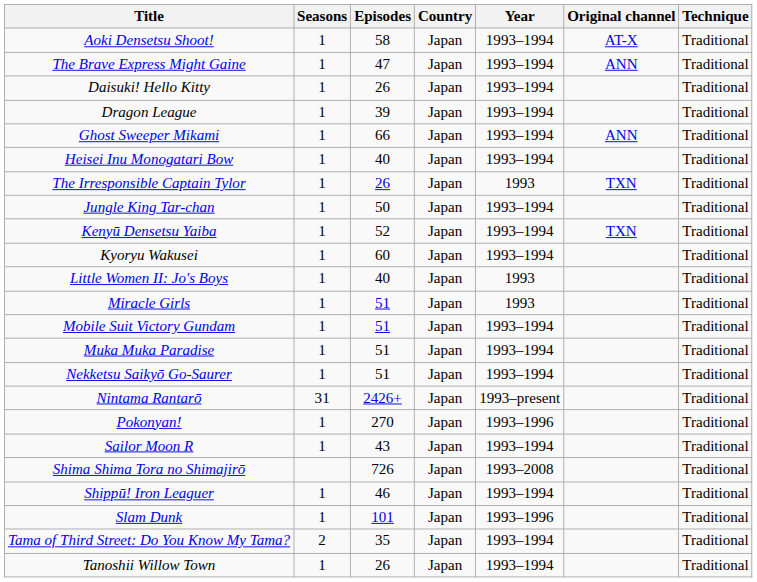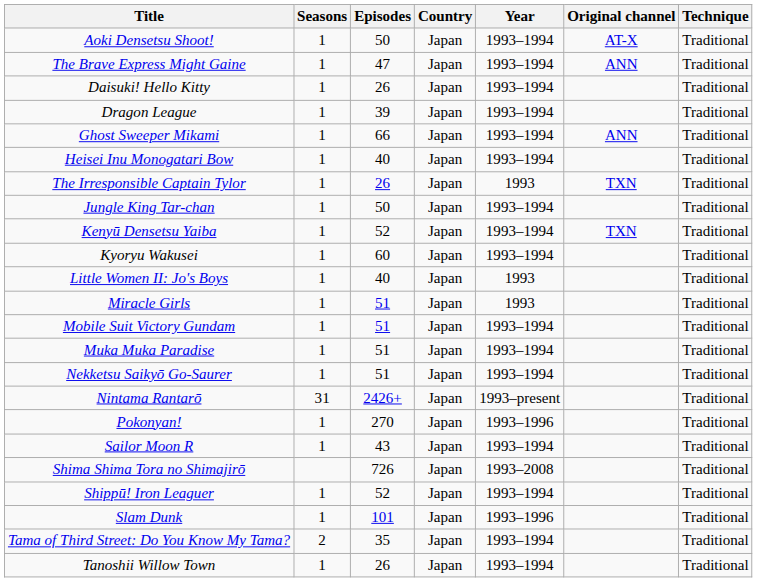(383, 40) 58 -> (383, 40) 50
(383, 493) 46 -> (383, 493) 52
